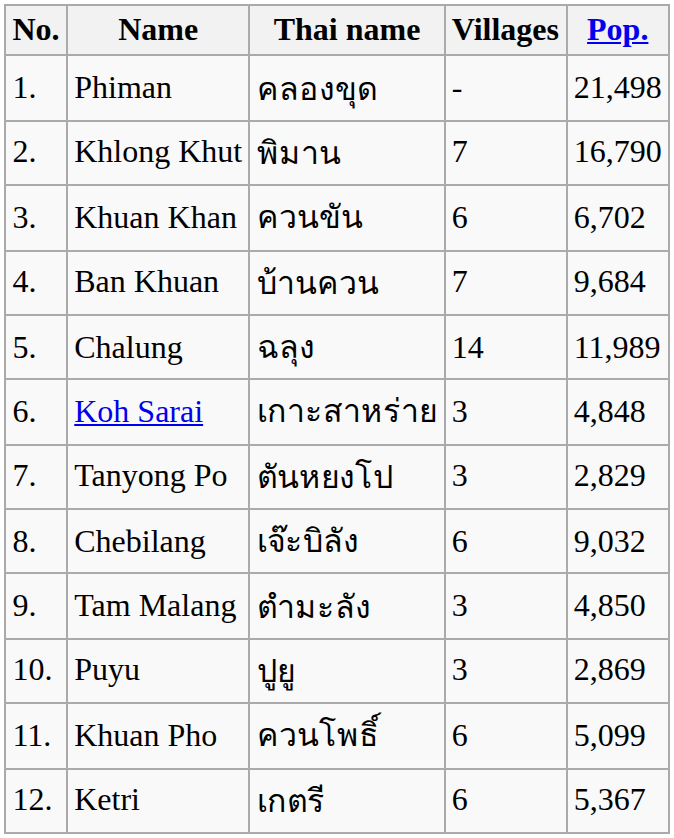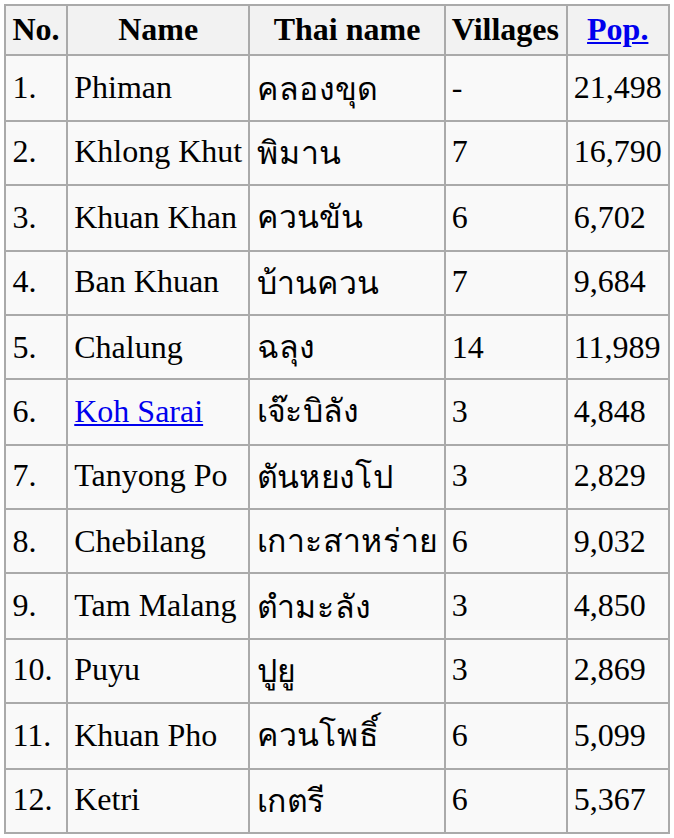(347, 412) เกาะสาหร่าย -> (308, 412) เจ๊ะบิลัง
(308, 541) เจ๊ะบิลัง -> (347, 541) เกาะสาหร่าย
